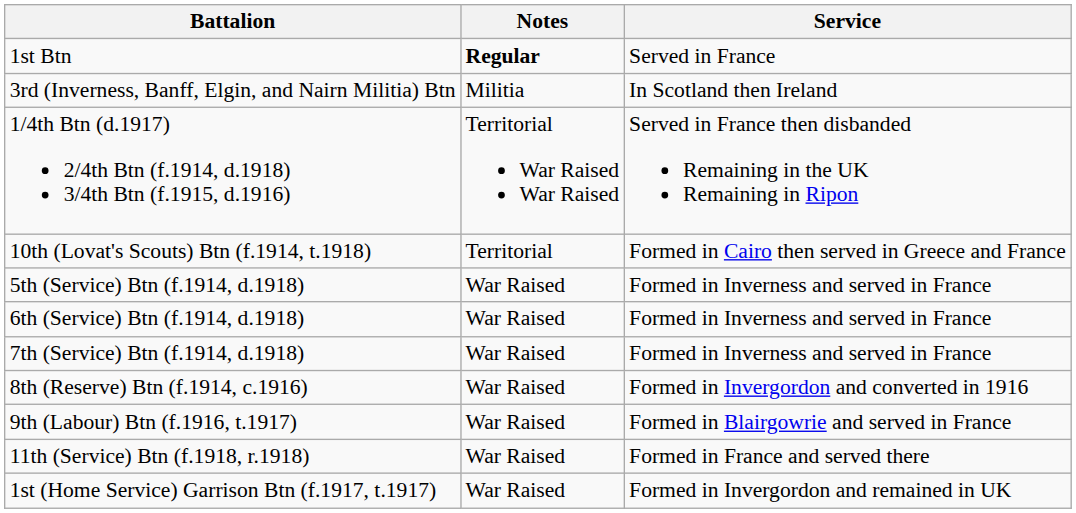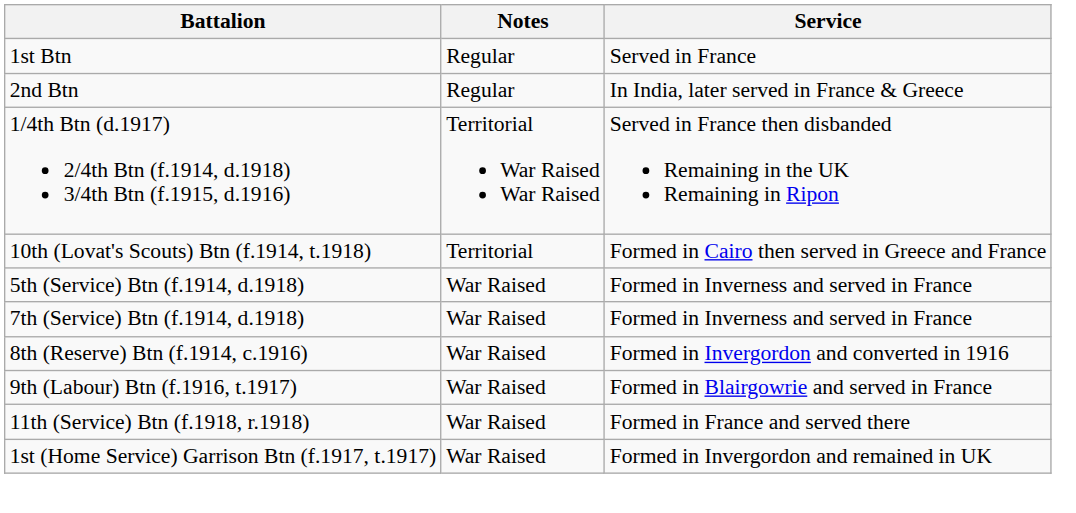(503, 55) bold -> (480, 55) normal
+ row: (44, 90)
- row: (233, 90)
- row: (157, 318)
